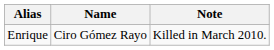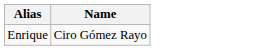- column: (210, 14)
